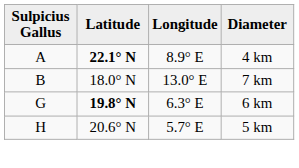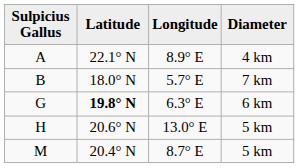(113, 56) bold -> (113, 56) normal
(185, 80) 13.0° E -> (185, 80) 5.7° E
(185, 127) 5.7° E -> (185, 127) 13.0° E
+ row: (41, 151)
